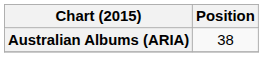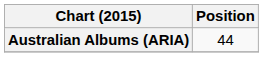(225, 39) 38 -> (225, 39) 44
